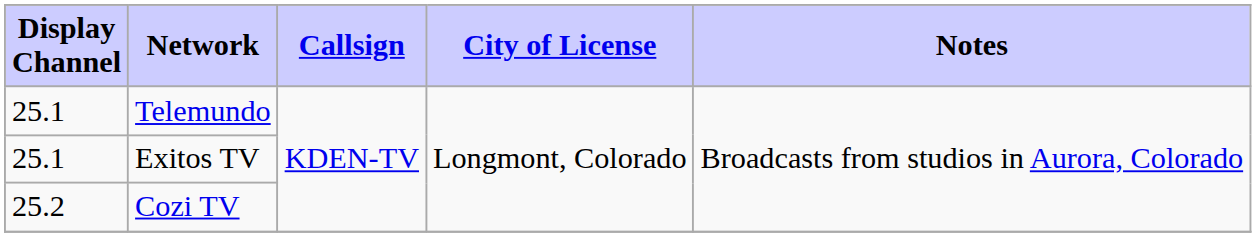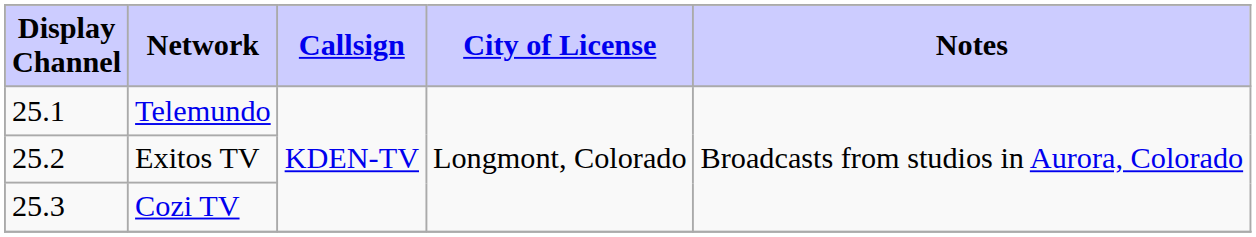(38, 158) 25.1 -> (38, 158) 25.2
(38, 206) 25.2 -> (38, 206) 25.3
